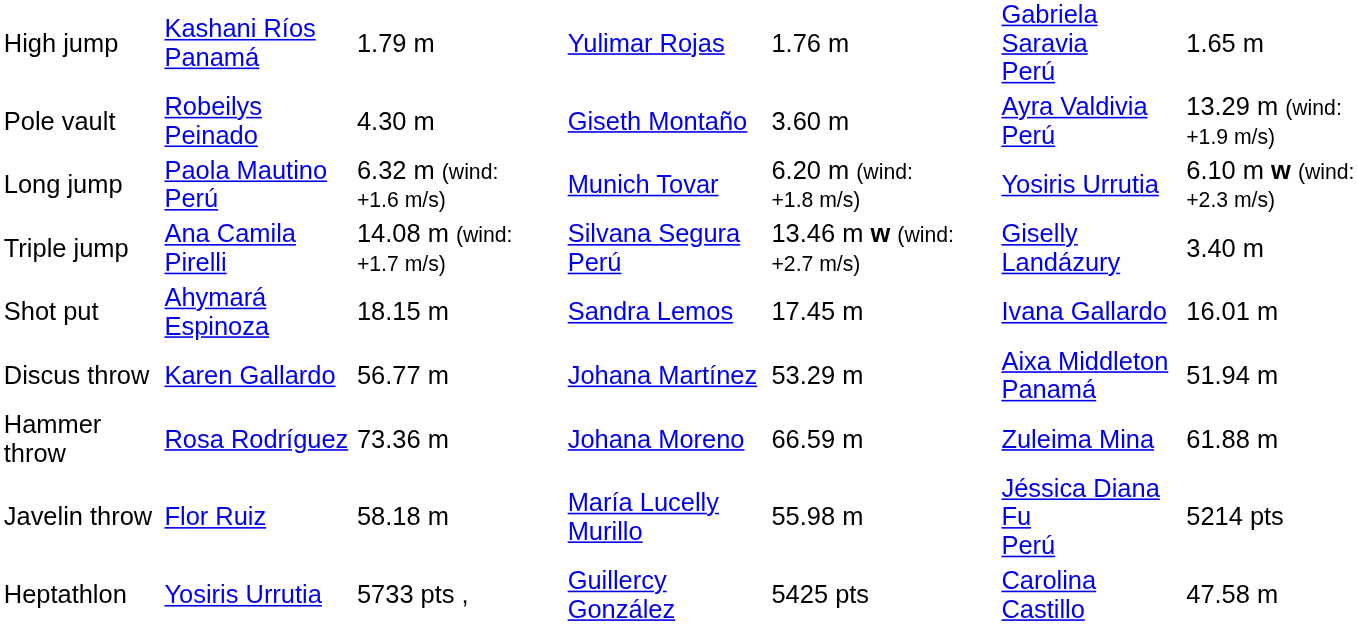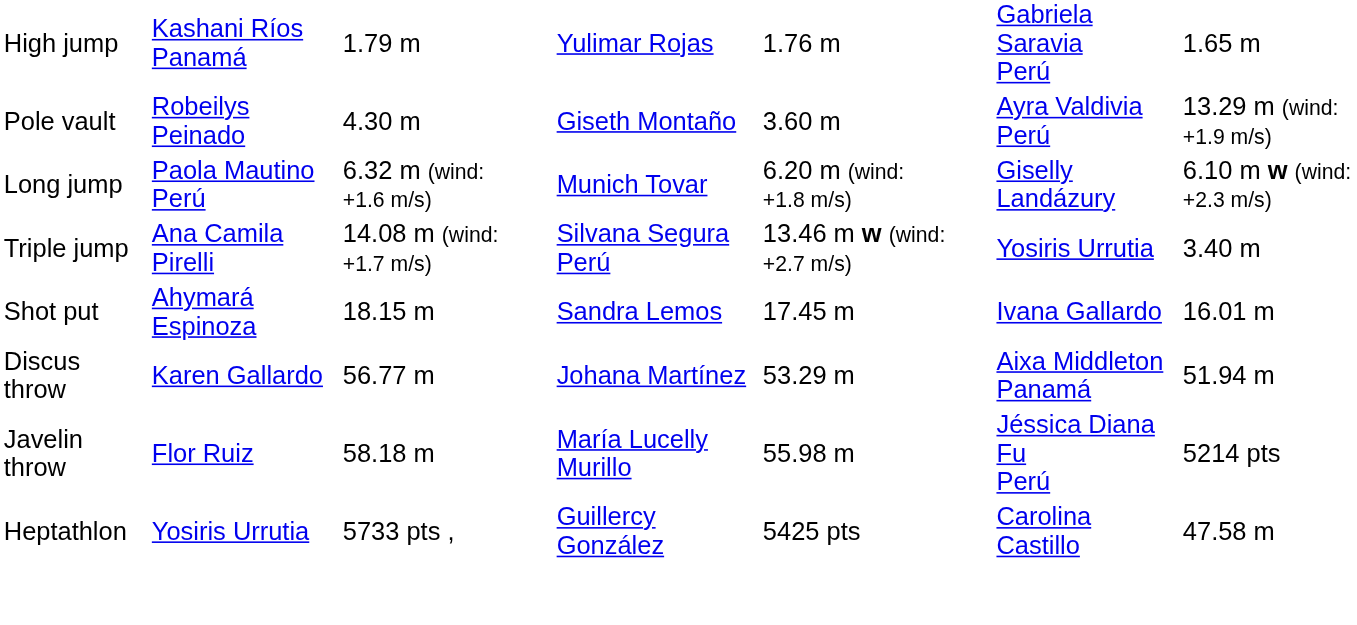(1080, 184) Yosiris Urrutia -> (1056, 184) Giselly Landázury
(1061, 248) Giselly Landázury -> (1075, 248) Yosiris Urrutia
- row: (53, 439)
